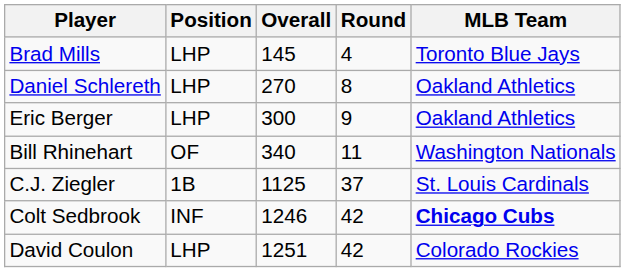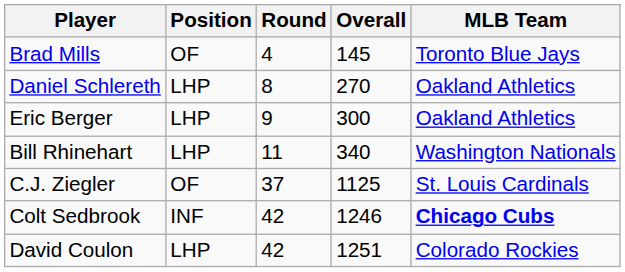columns swapped: (373, 20) <-> (296, 20)
(190, 53) LHP -> (185, 53) OF
(185, 151) OF -> (190, 151) LHP
(183, 184) 1B -> (185, 184) OF
